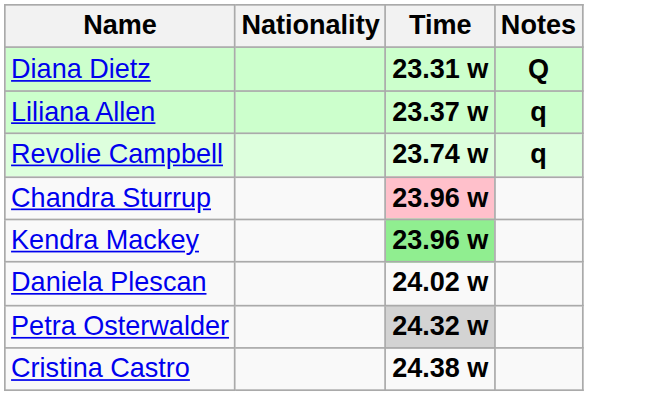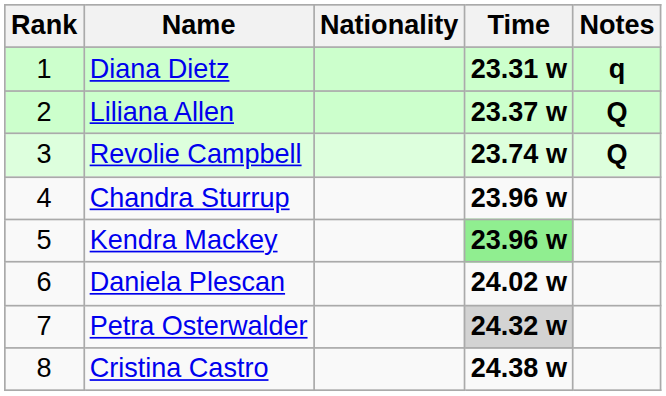+ column: (44, 25)
(538, 68) Q -> (617, 68) q
(538, 111) q -> (617, 111) Q
(538, 154) q -> (617, 154) Q
(440, 197) pink background -> (519, 197) no background
